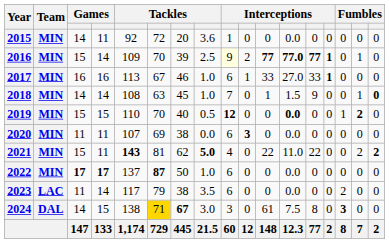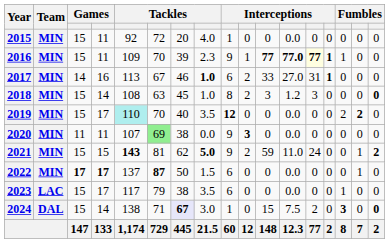(79, 38) 14 -> (79, 38) 15
(208, 38) 3.6 -> (208, 38) 4.0
(103, 57) 14 -> (103, 57) 11
(208, 57) 2.5 -> (208, 57) 2.3
(230, 57) lightyellow background -> (230, 57) no background
(247, 57) 2 -> (247, 57) 1
(315, 57) no background -> (315, 57) lightyellow background
(343, 57) 0 -> (343, 57) 1
(360, 57) 1 -> (360, 57) 0
(79, 76) 16 -> (79, 76) 14
(208, 76) normal -> (208, 76) bold
(247, 76) 1 -> (247, 76) 2
(315, 76) 33 -> (315, 76) 31
(79, 95) 14 -> (79, 95) 15
(230, 95) 7 -> (230, 95) 8
(247, 95) 0 -> (247, 95) 2
(268, 95) 1 -> (268, 95) 3
(293, 95) 1.5 -> (293, 95) 1.2
(315, 95) 9 -> (315, 95) 3
(360, 95) 1 -> (360, 95) 0
(103, 114) 15 -> (103, 114) 17
(131, 114) no background -> (131, 114) paleturquoise background
(208, 114) 0.5 -> (208, 114) 3.5
(293, 114) bold -> (293, 114) normal
(343, 114) 1 -> (343, 114) 2
(159, 133) no background -> (159, 133) lightgreen background
(230, 133) 6 -> (230, 133) 9
(103, 152) 11 -> (103, 152) 15
(230, 152) 4 -> (230, 152) 9
(247, 152) 0 -> (247, 152) 2
(268, 152) 22 -> (268, 152) 59
(315, 152) 22 -> (315, 152) 24
(360, 152) 2 -> (360, 152) 1
(208, 171) 1.0 -> (208, 171) 1.5
(360, 171) 0 -> (360, 171) 1
(79, 190) 11 -> (79, 190) 15
(103, 190) 14 -> (103, 190) 17
(343, 190) 2 -> (343, 190) 1
(79, 209) 14 -> (79, 209) 15
(103, 209) 15 -> (103, 209) 14
(159, 209) gold background -> (159, 209) no background
(183, 209) no background -> (183, 209) lavender background
(230, 209) 3 -> (230, 209) 1
(268, 209) 61 -> (268, 209) 15
(315, 209) 8 -> (315, 209) 2
(376, 209) normal -> (376, 209) bold
